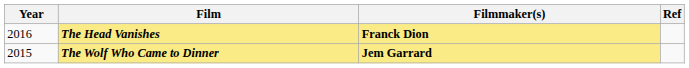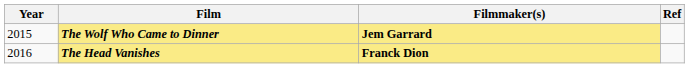rows swapped: (140, 53) <-> (110, 33)
